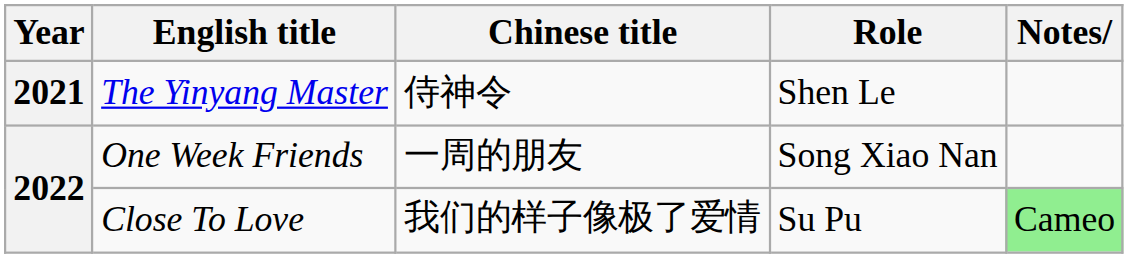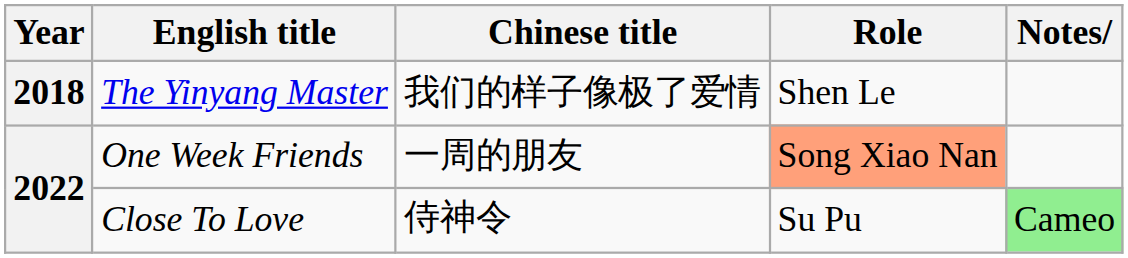(49, 92) 2021 -> (49, 92) 2018
(458, 91) 侍神令 -> (583, 91) 我们的样子像极了爱情
(888, 156) no background -> (888, 156) lightsalmon background
(583, 218) 我们的样子像极了爱情 -> (458, 218) 侍神令
